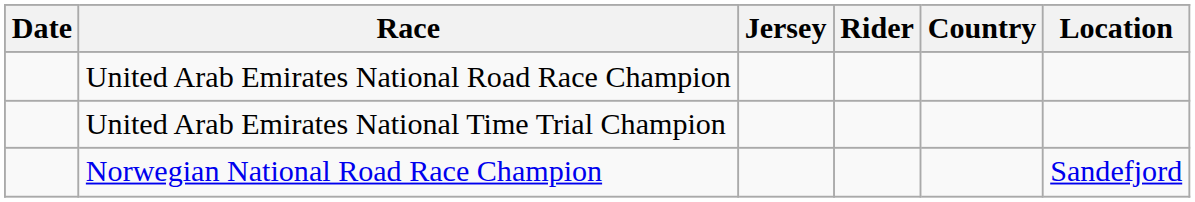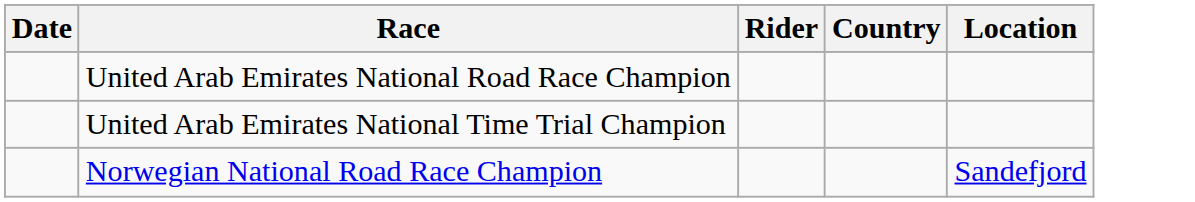- column: (786, 28)
